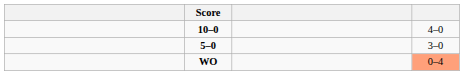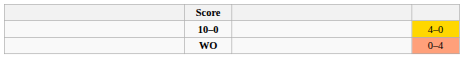(435, 29) no background -> (435, 29) gold background
- row: (208, 45)
